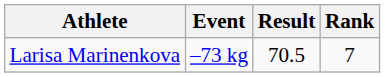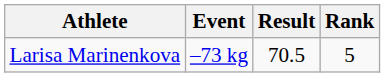(350, 54) 7 -> (350, 54) 5
